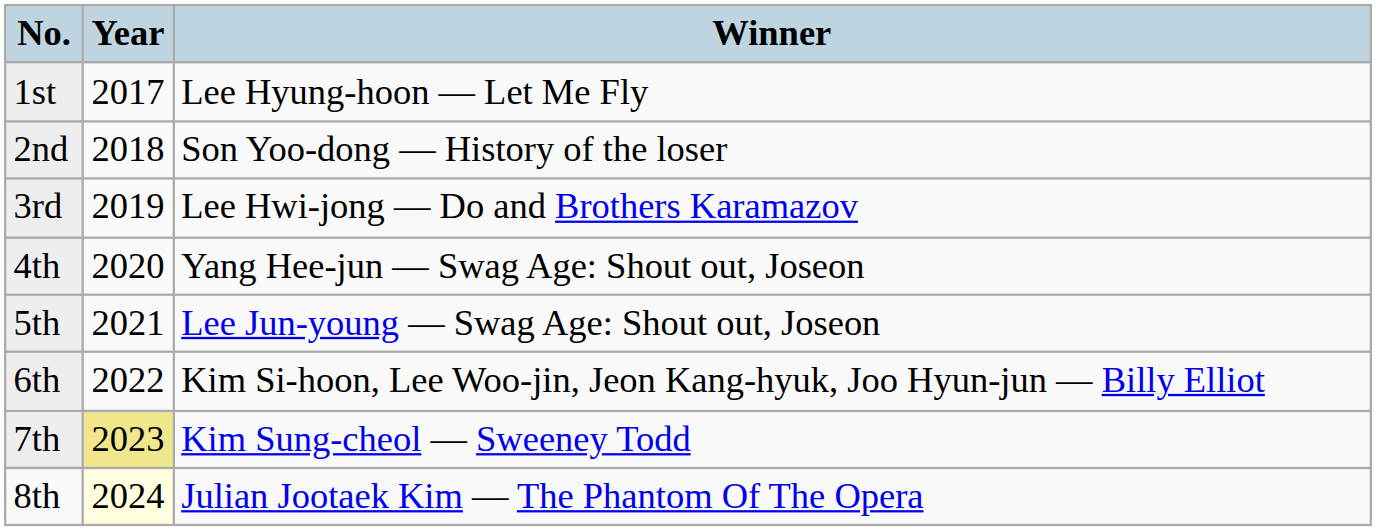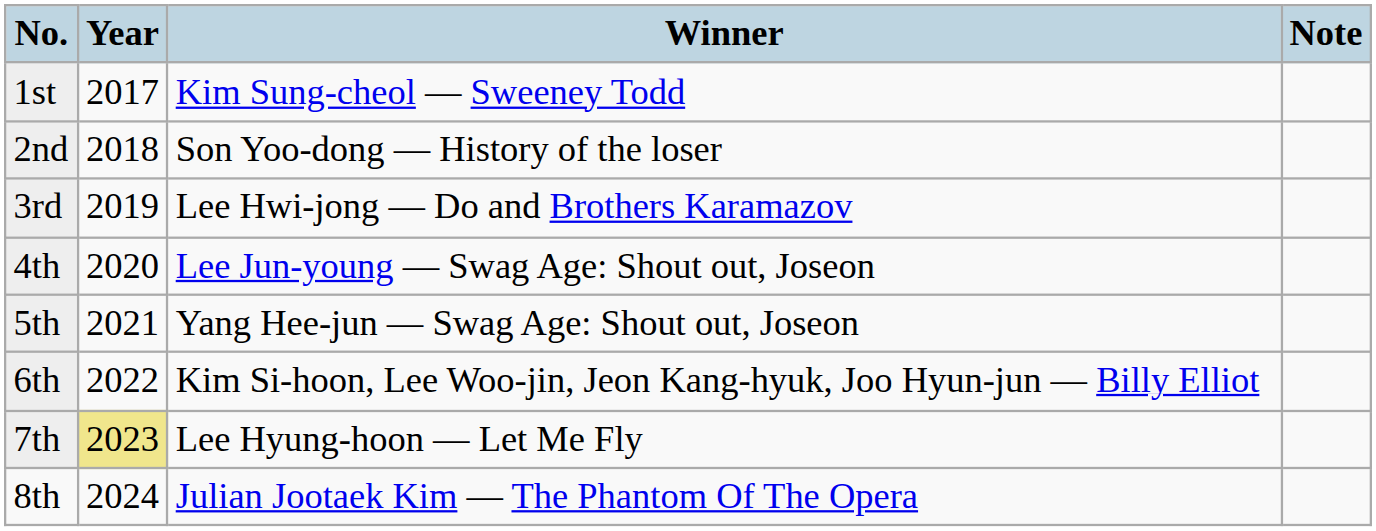+ column: (1326, 33)
(415, 91) Lee Hyung-hoon — Let Me Fly -> (430, 91) Kim Sung-cheol — Sweeney Todd
(523, 264) Yang Hee-jun — Swag Age: Shout out, Joseon -> (525, 264) Lee Jun-young — Swag Age: Shout out, Joseon
(531, 322) Lee Jun-young — Swag Age: Shout out, Joseon -> (517, 322) Yang Hee-jun — Swag Age: Shout out, Joseon
(436, 438) Kim Sung-cheol — Sweeney Todd -> (409, 438) Lee Hyung-hoon — Let Me Fly
(128, 496) lightyellow background -> (122, 496) no background
